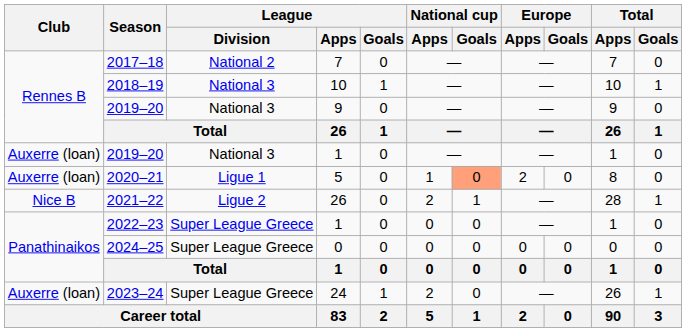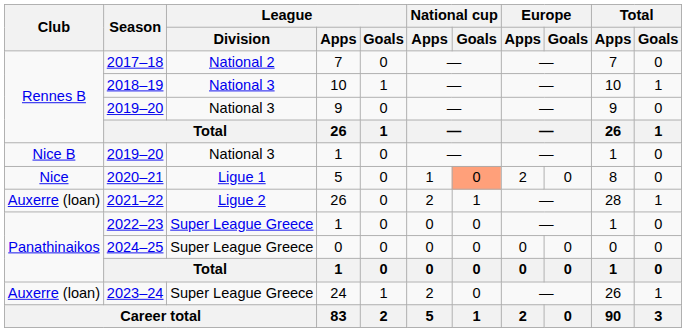(54, 154) Auxerre (loan) -> (54, 154) Nice B
(54, 177) Auxerre (loan) -> (54, 177) Nice
(54, 200) Nice B -> (54, 200) Auxerre (loan)
